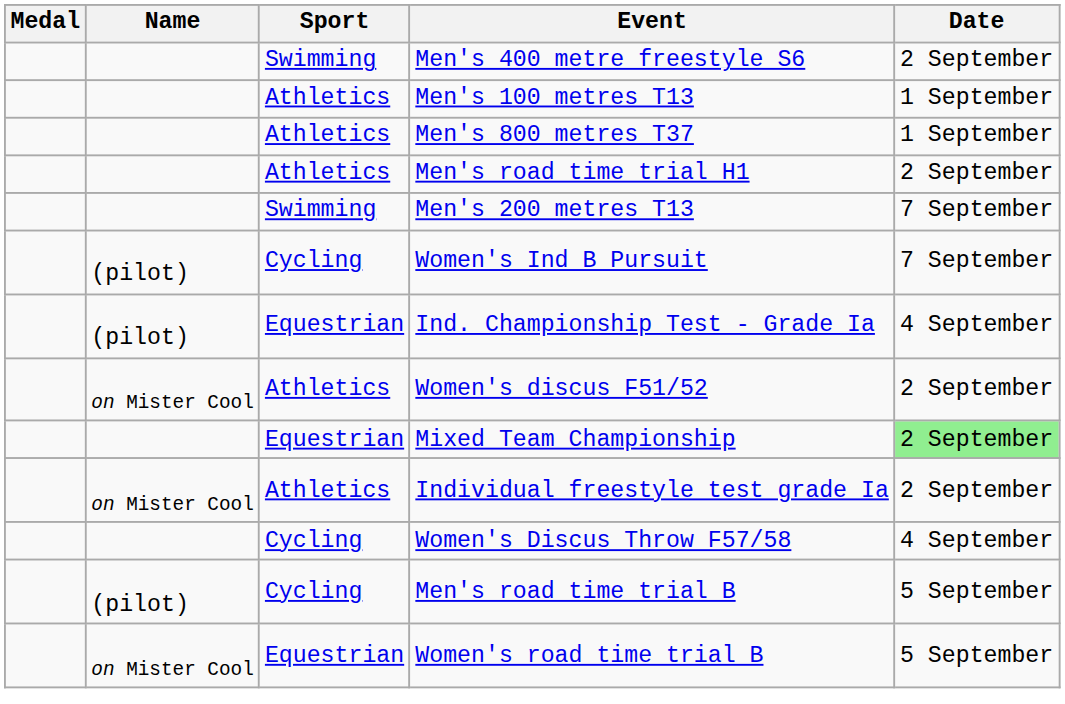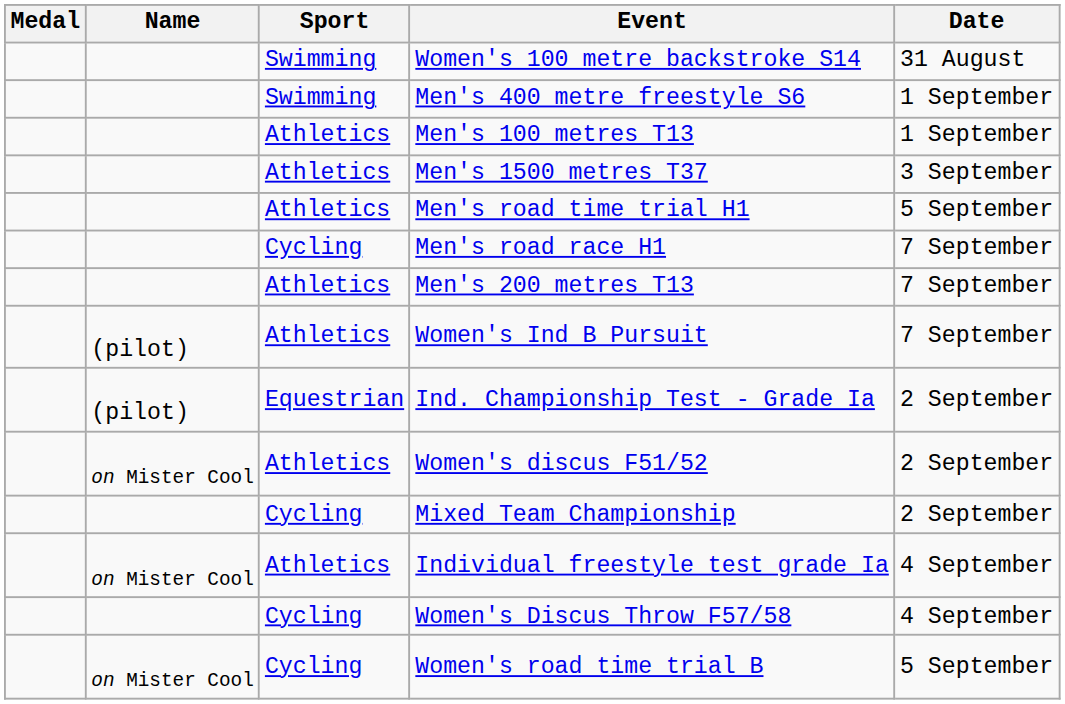+ row: (638, 62)
(977, 62) 2 September -> (977, 99) 1 September
- row: (555, 136)
+ row: (562, 174)
(977, 174) 2 September -> (977, 211) 5 September
+ row: (541, 249)
(321, 211) Swimming -> (328, 286) Athletics
(314, 262) Cycling -> (328, 337) Athletics
(977, 326) 4 September -> (977, 401) 2 September
(335, 440) Equestrian -> (314, 515) Cycling
(977, 440) lightgreen background -> (977, 515) no background
(977, 491) 2 September -> (977, 566) 4 September
- row: (575, 592)
(335, 656) Equestrian -> (314, 667) Cycling
